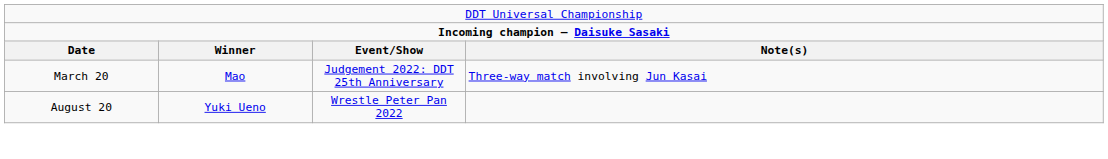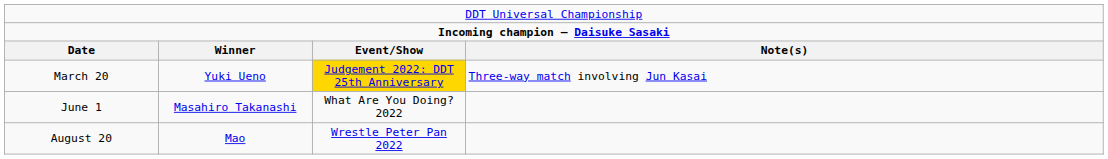(235, 75) Mao -> (235, 75) Yuki Ueno
(389, 75) no background -> (389, 75) gold background
+ row: (81, 107)
(235, 107) Yuki Ueno -> (235, 138) Mao
